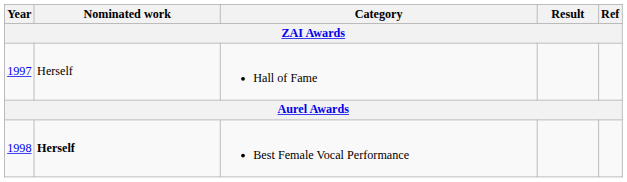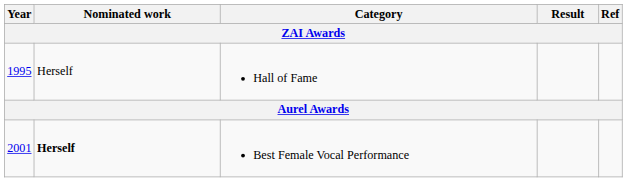(19, 71) 1997 -> (19, 71) 1995
(19, 148) 1998 -> (19, 148) 2001
